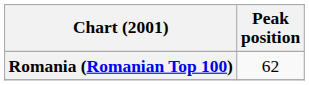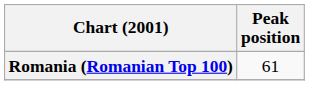(271, 65) 62 -> (271, 65) 61
